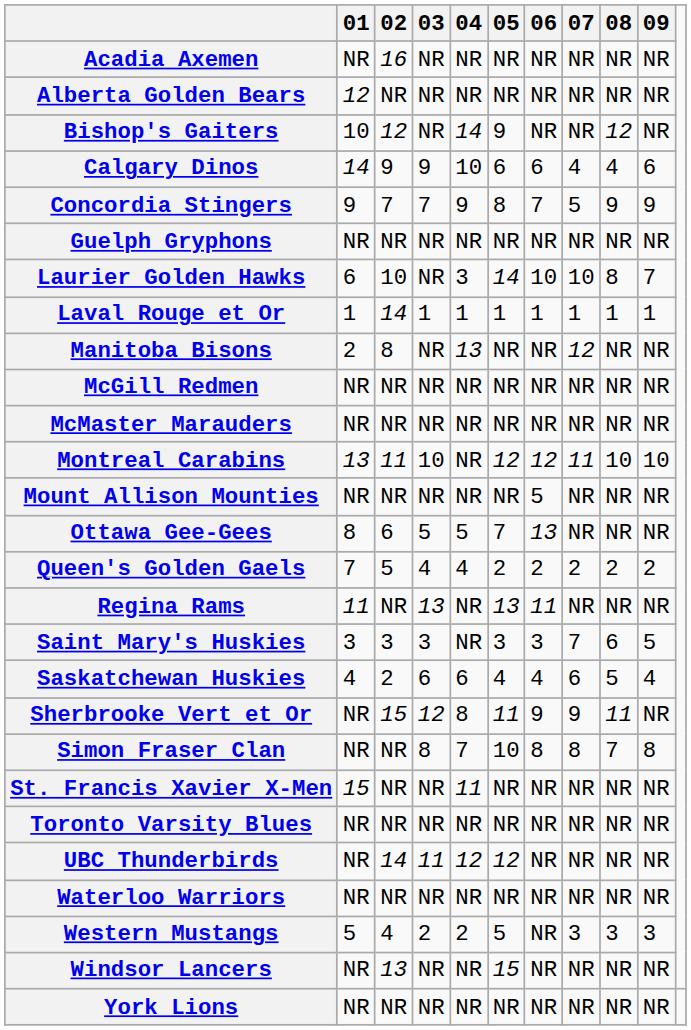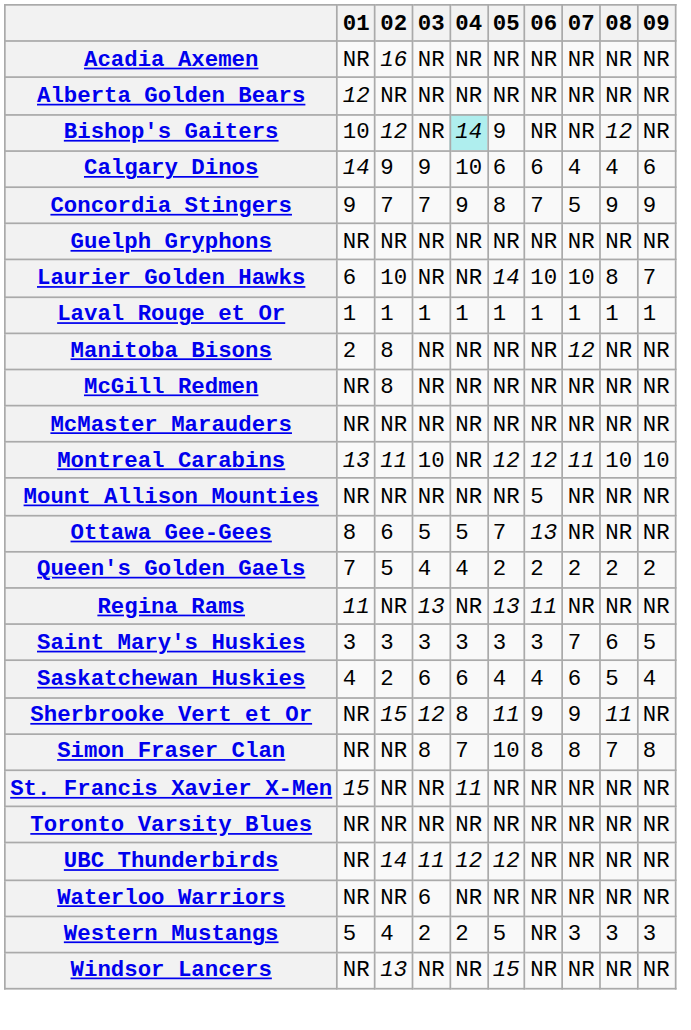(469, 132) no background -> (469, 132) paleturquoise background
(462, 278) 3 -> (469, 278) NR
(394, 315) 14 -> (387, 315) 1
(469, 351) 13 -> (469, 351) NR
(394, 388) NR -> (387, 388) 8
(469, 643) NR -> (462, 643) 3
(431, 898) NR -> (425, 898) 6
- row: (171, 1007)
